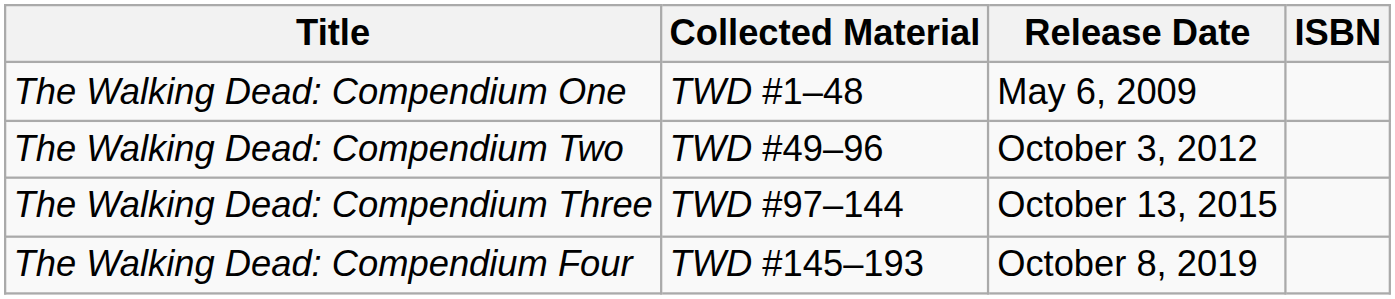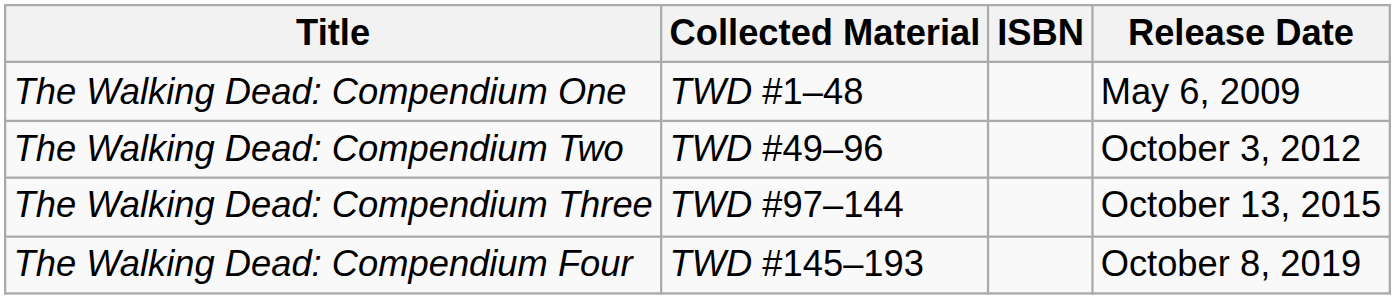columns swapped: (1137, 33) <-> (1338, 33)
